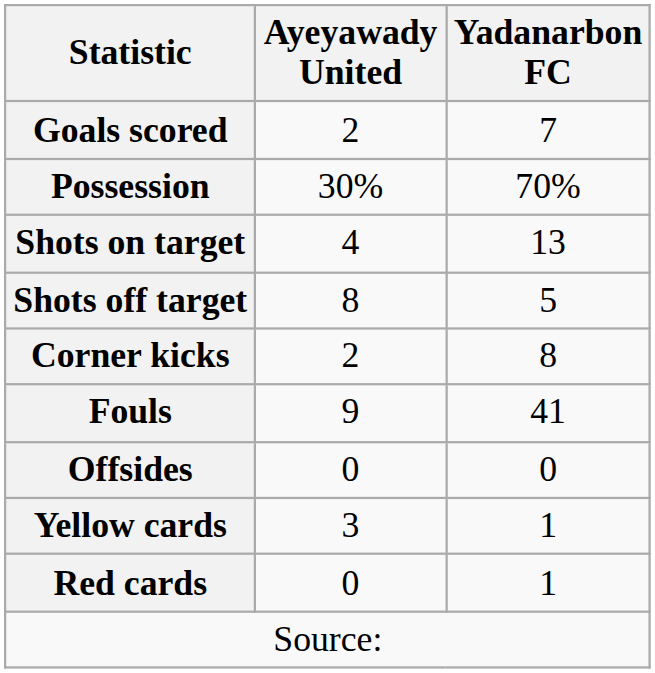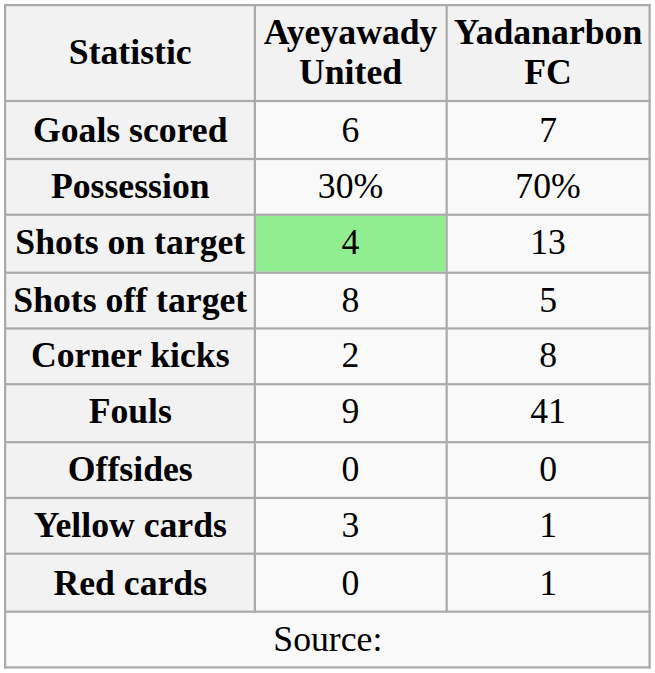(351, 129) 2 -> (351, 129) 6
(351, 242) no background -> (351, 242) lightgreen background
